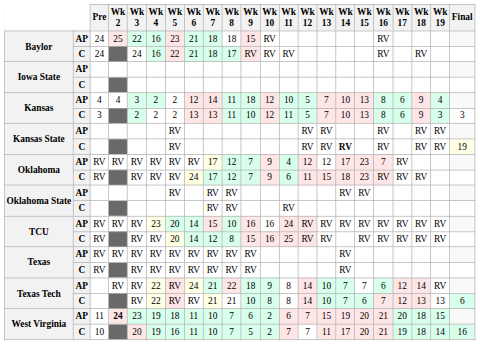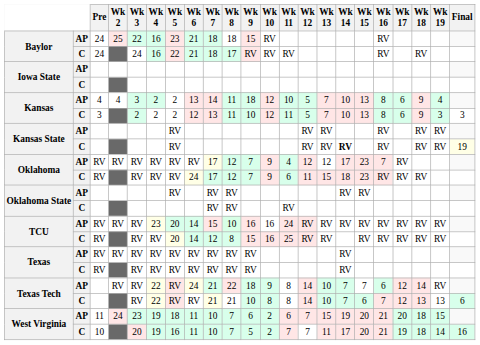(194, 100) 12 -> (194, 100) 13
(194, 116) 13 -> (194, 116) 12
(118, 316) bold -> (118, 316) normal
